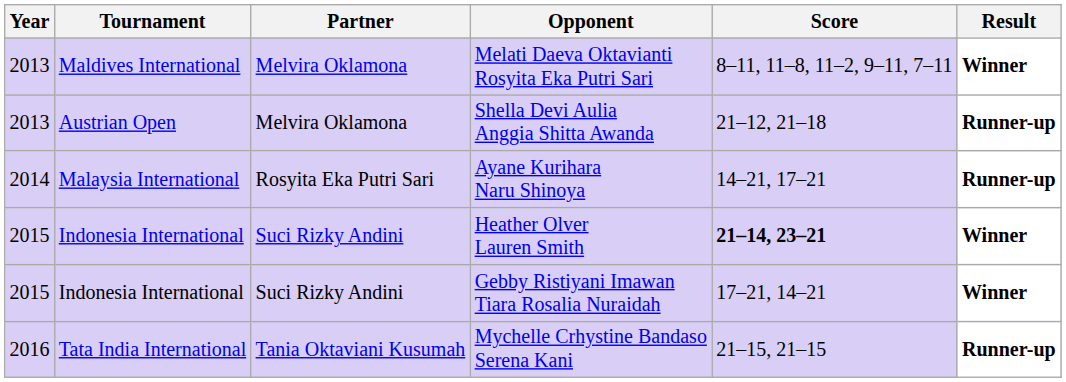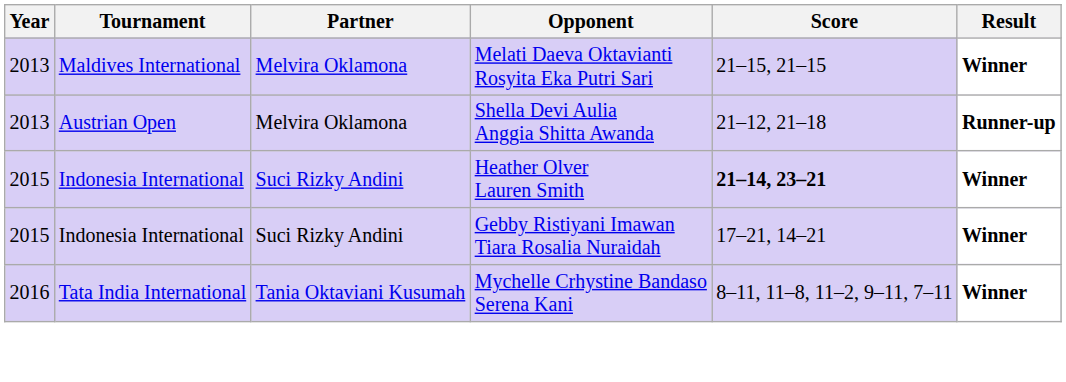(834, 66) 8–11, 11–8, 11–2, 9–11, 7–11 -> (771, 66) 21–15, 21–15
- row: (538, 179)
(771, 349) 21–15, 21–15 -> (834, 292) 8–11, 11–8, 11–2, 9–11, 7–11
(1009, 349) Runner-up -> (995, 292) Winner
